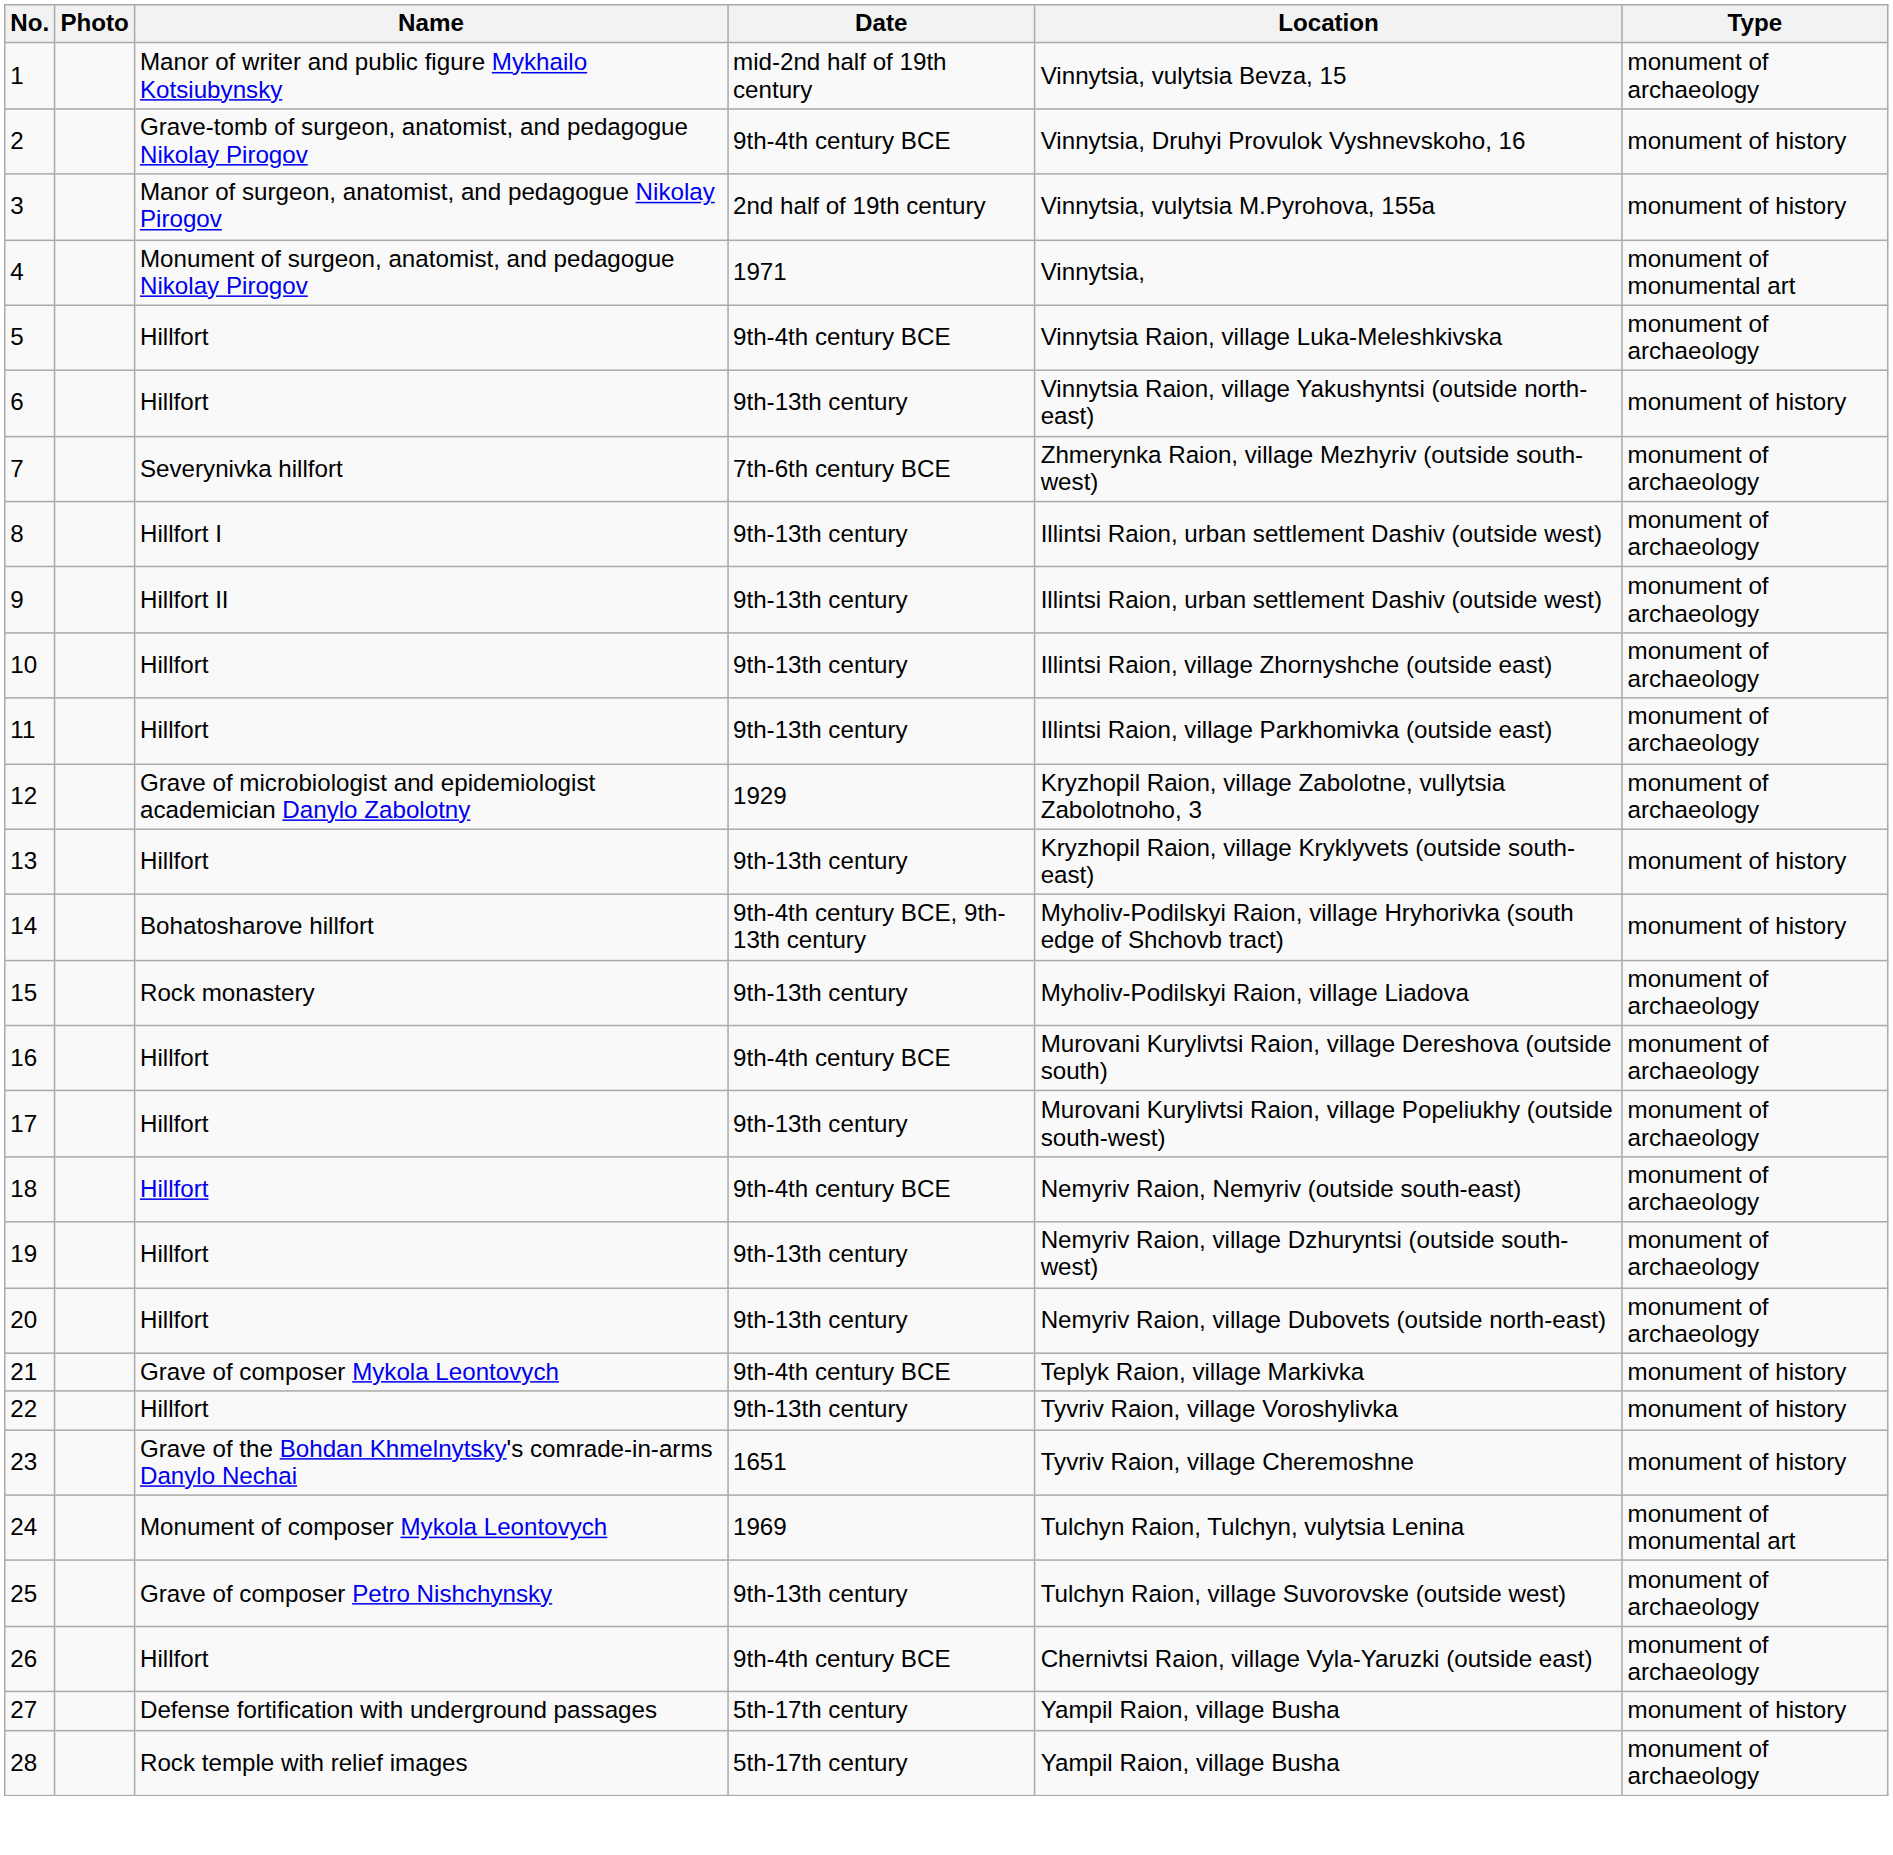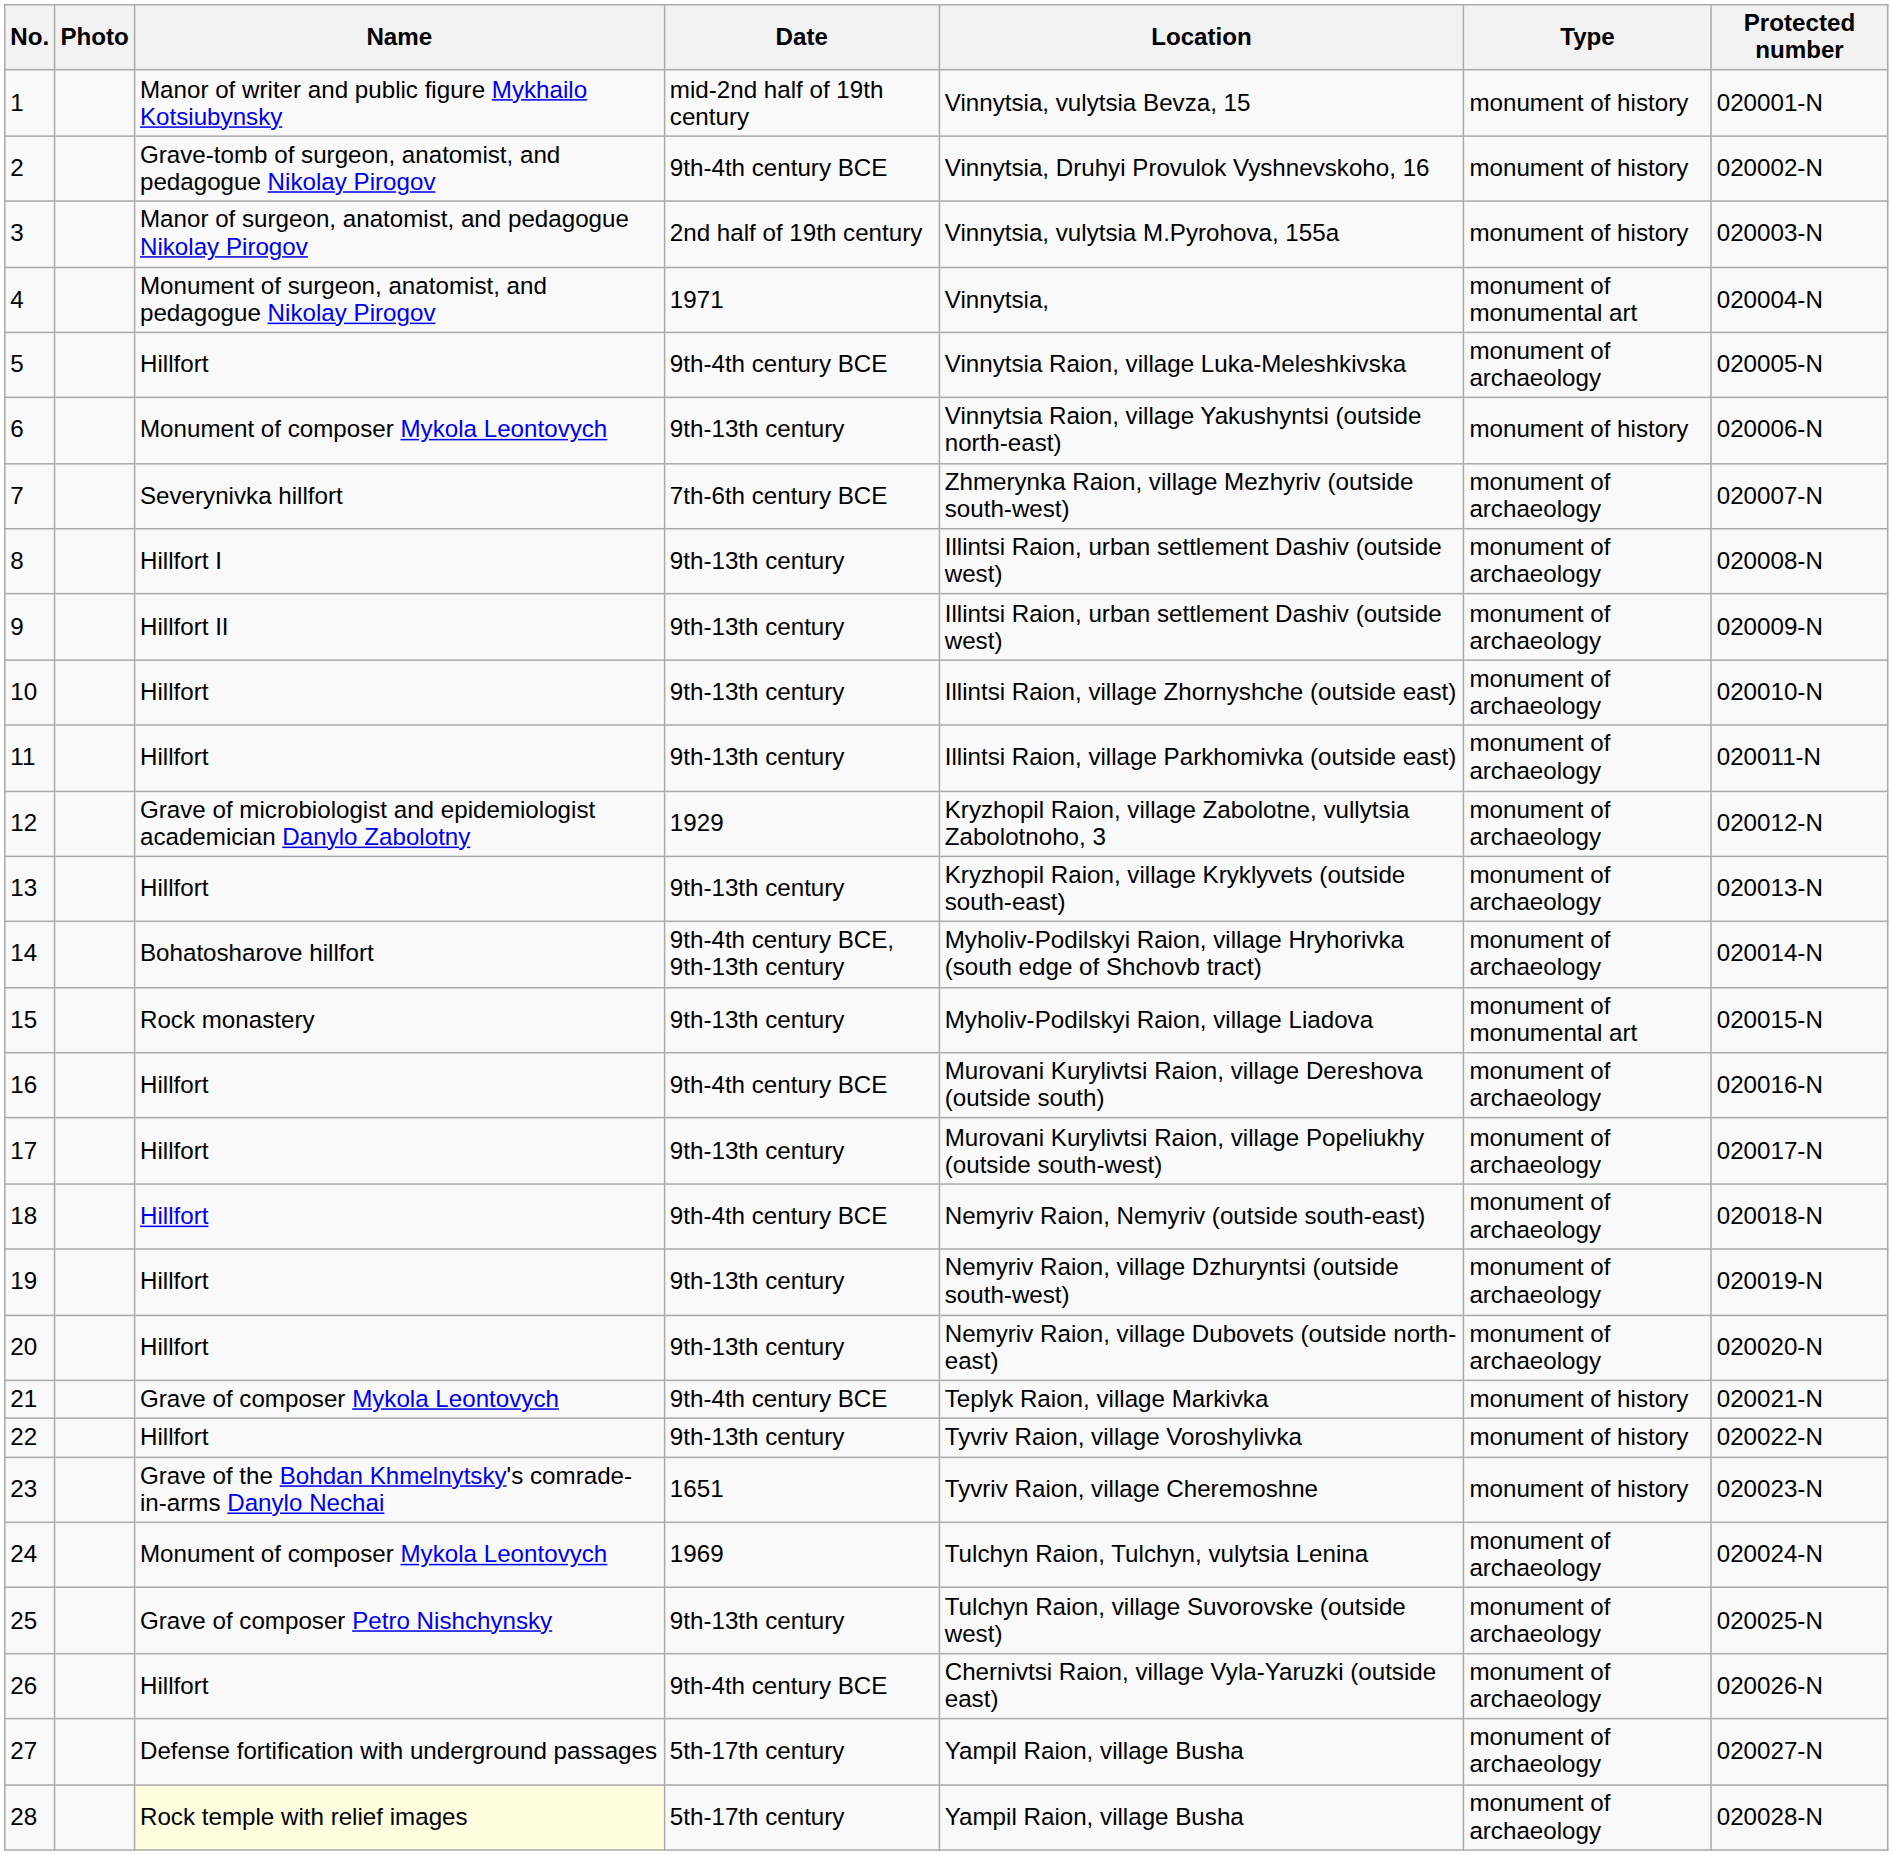+ column: (1799, 37)
(1698, 75) monument of archaeology -> (1579, 102) monument of history
(174, 403) Hillfort -> (374, 430) Monument of composer Mykola Leontovych
(1737, 861) monument of history -> (1540, 888) monument of archaeology
(1737, 927) monument of history -> (1540, 954) monument of archaeology
(1698, 992) monument of archaeology -> (1553, 1019) monument of monumental art
(1711, 1527) monument of monumental art -> (1540, 1554) monument of archaeology
(1737, 1710) monument of history -> (1540, 1751) monument of archaeology
(304, 1762) no background -> (304, 1816) lightyellow background
